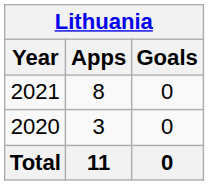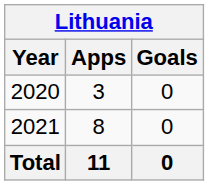rows swapped: (35, 127) <-> (35, 92)
